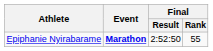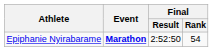(195, 40) 55 -> (195, 40) 54
